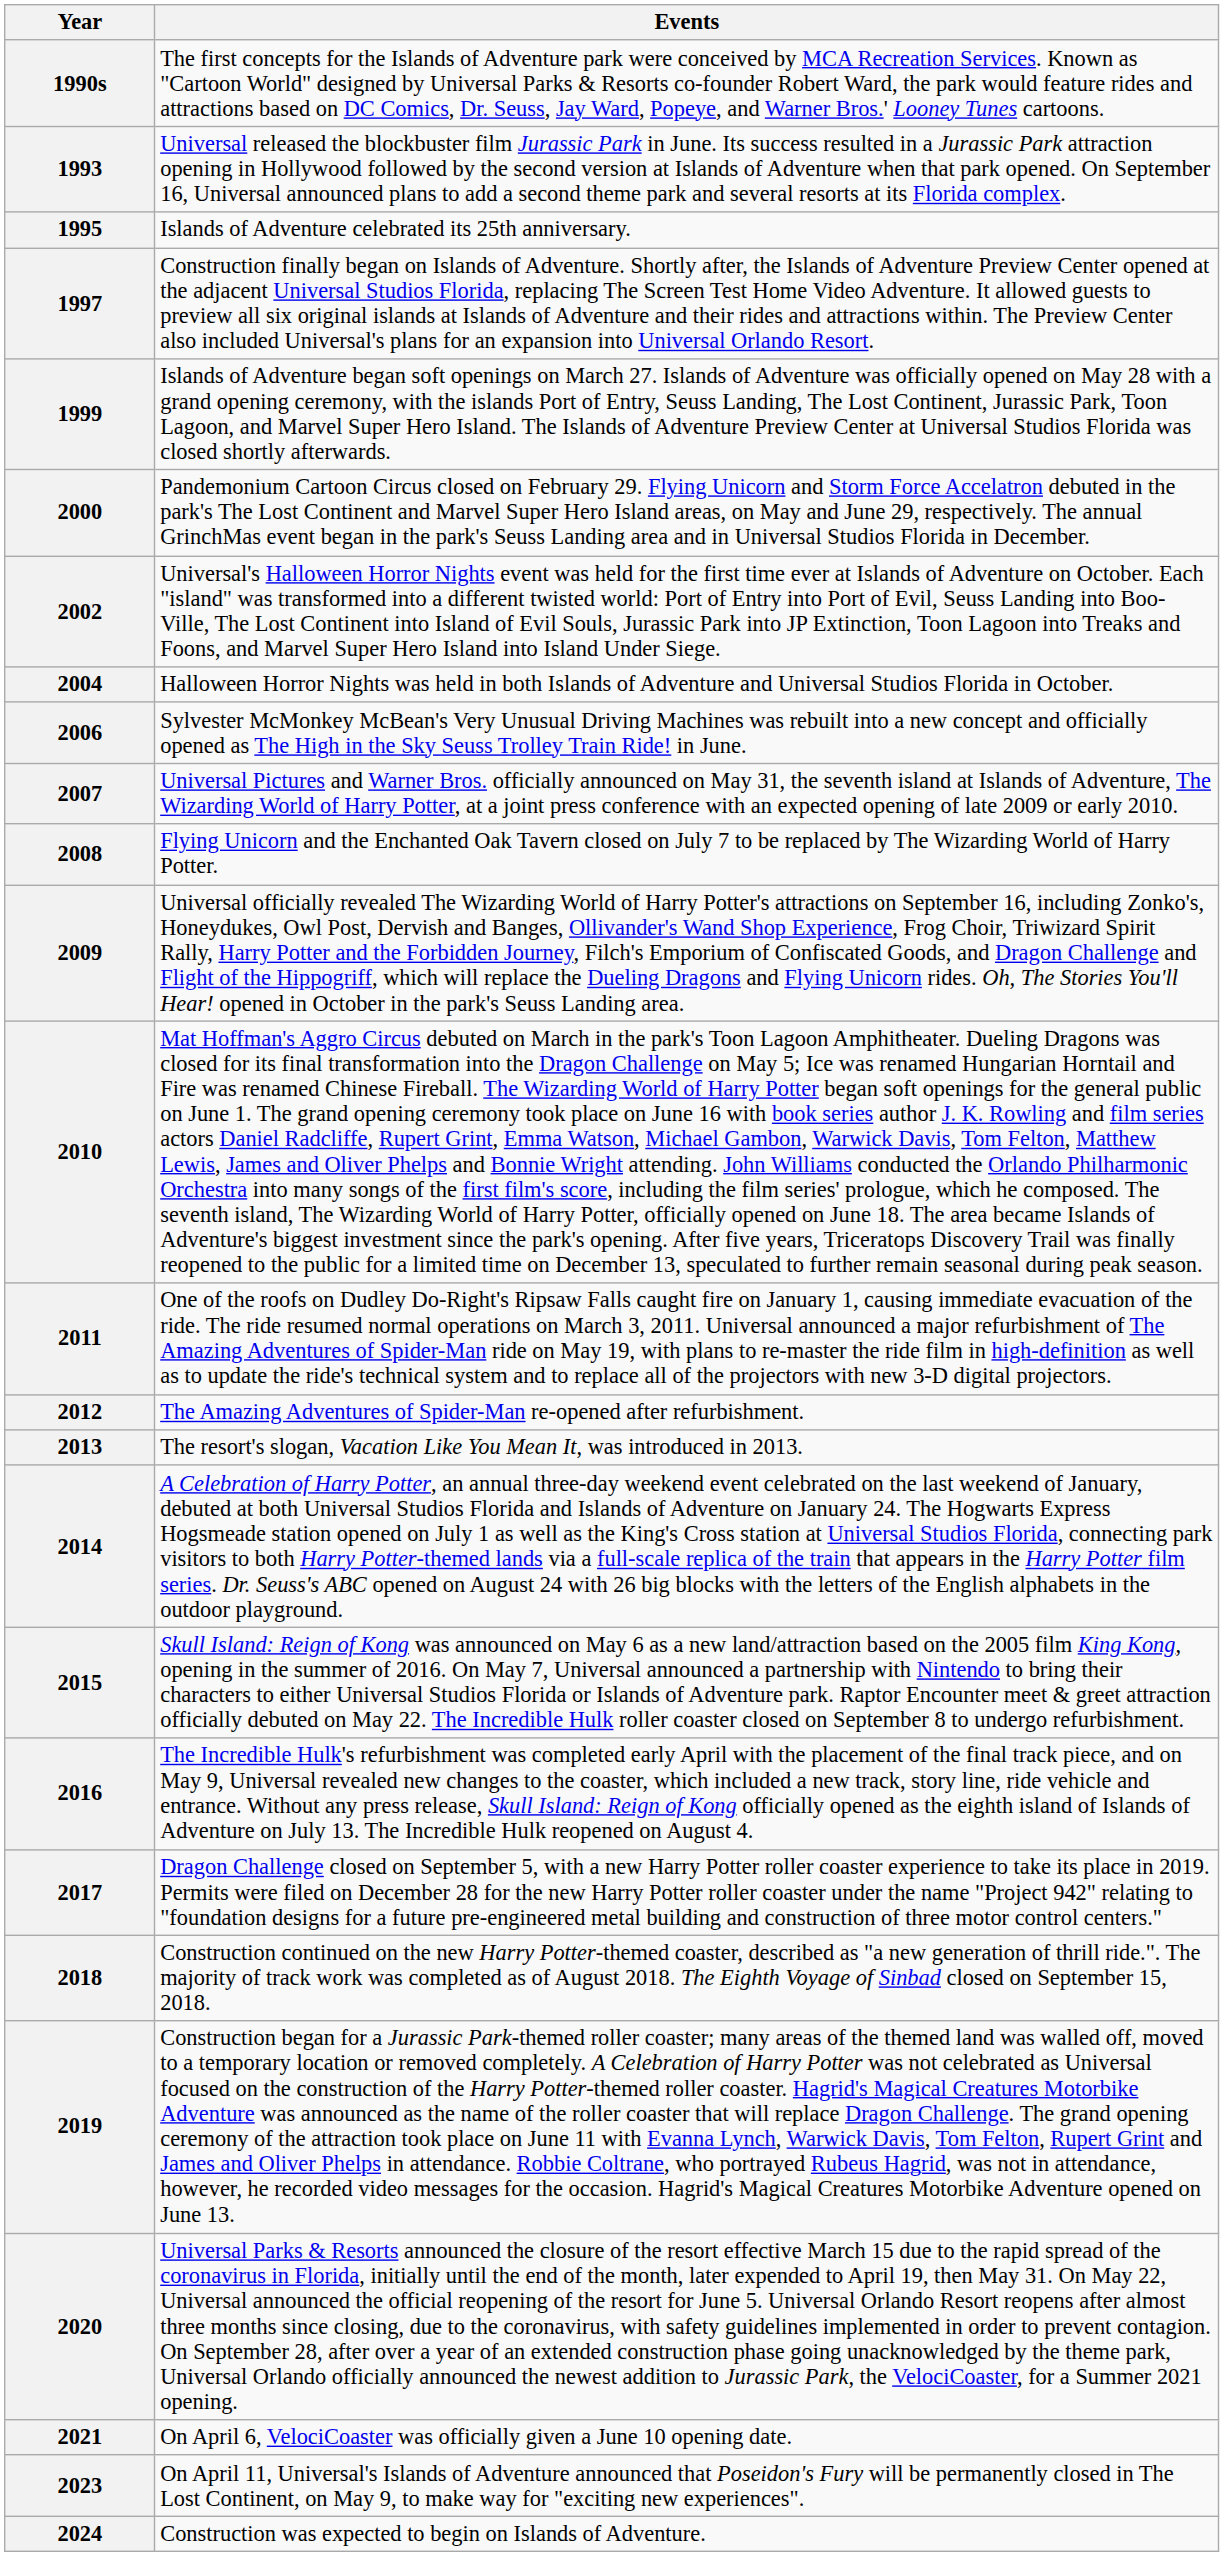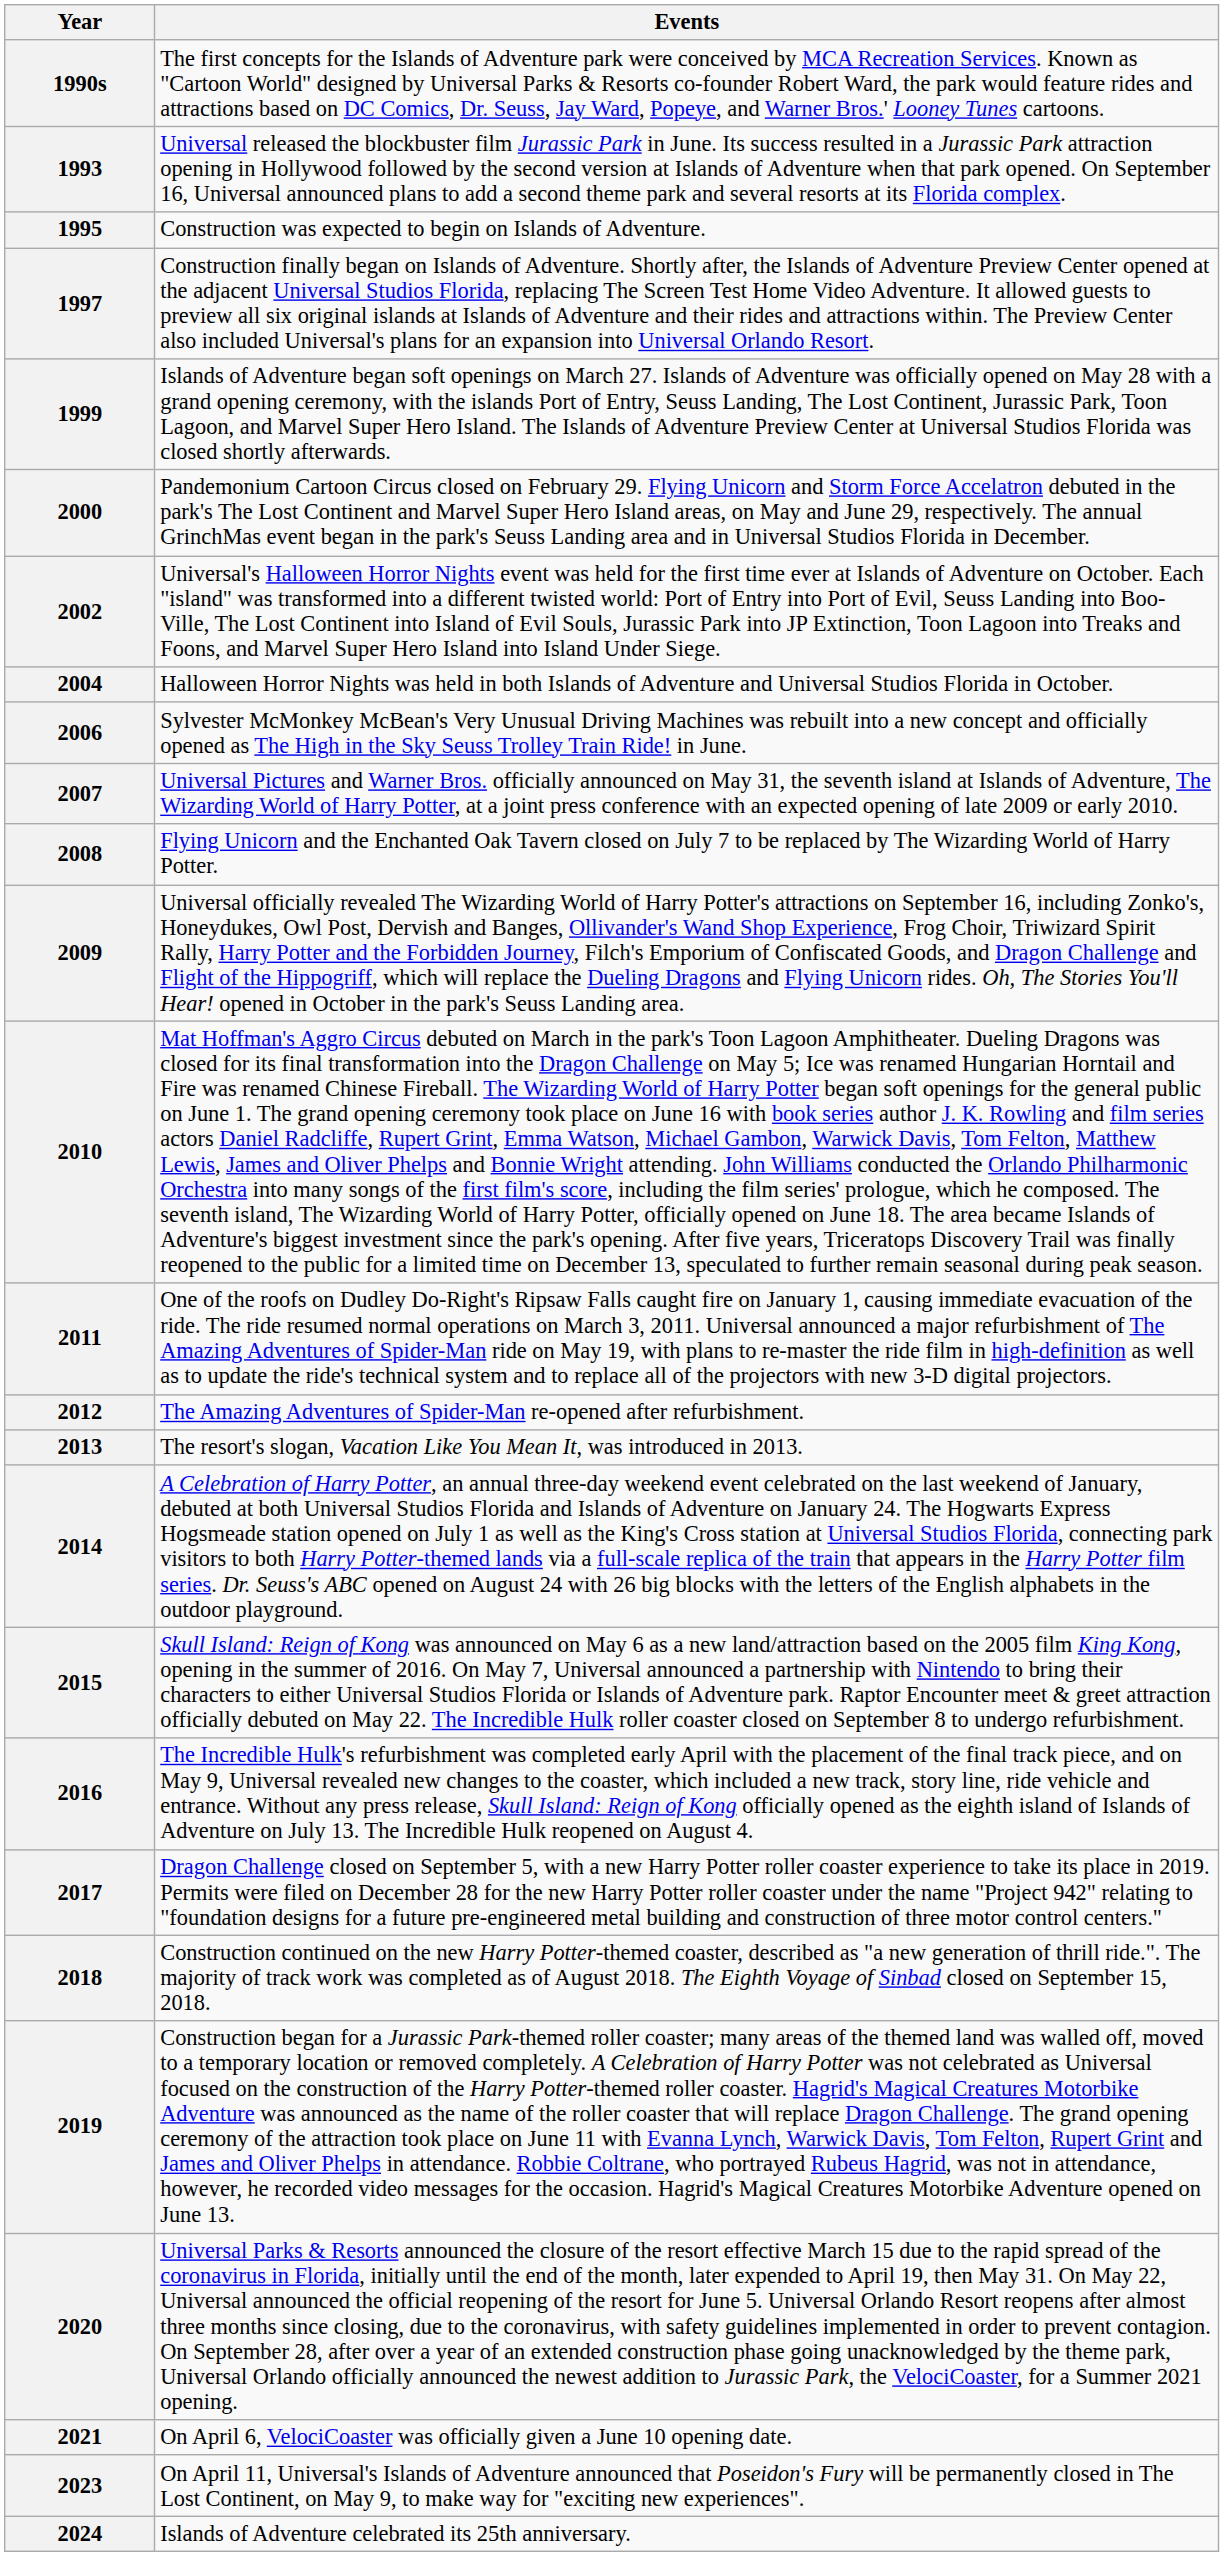(396, 229) Islands of Adventure celebrated its 25th anniversary. -> (433, 229) Construction was expected to begin on Islands of Adventure.
(433, 2533) Construction was expected to begin on Islands of Adventure. -> (396, 2533) Islands of Adventure celebrated its 25th anniversary.
